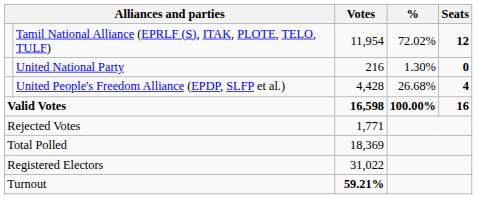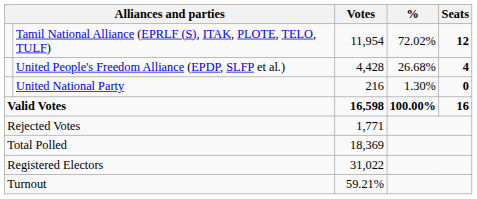rows swapped: (150, 86) <-> (70, 67)
(364, 184) bold -> (365, 184) normal
